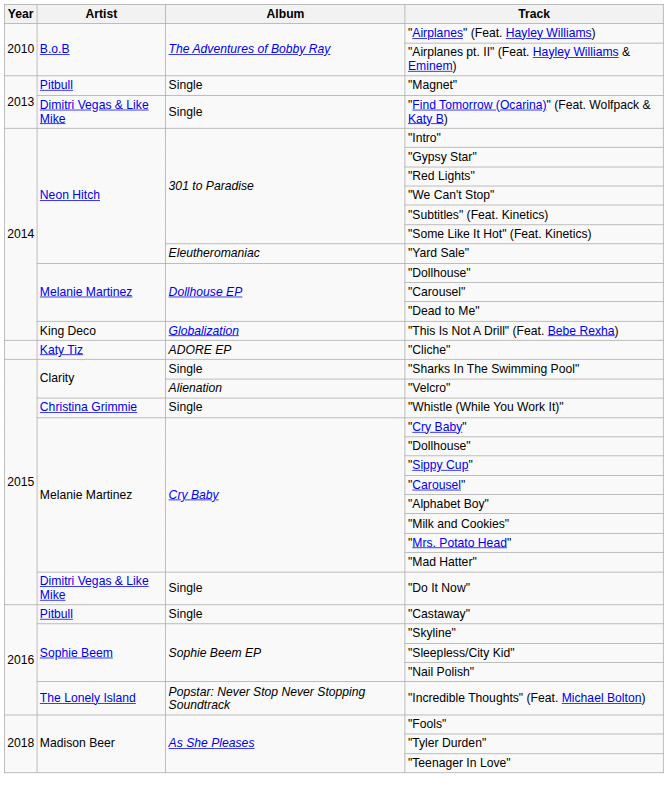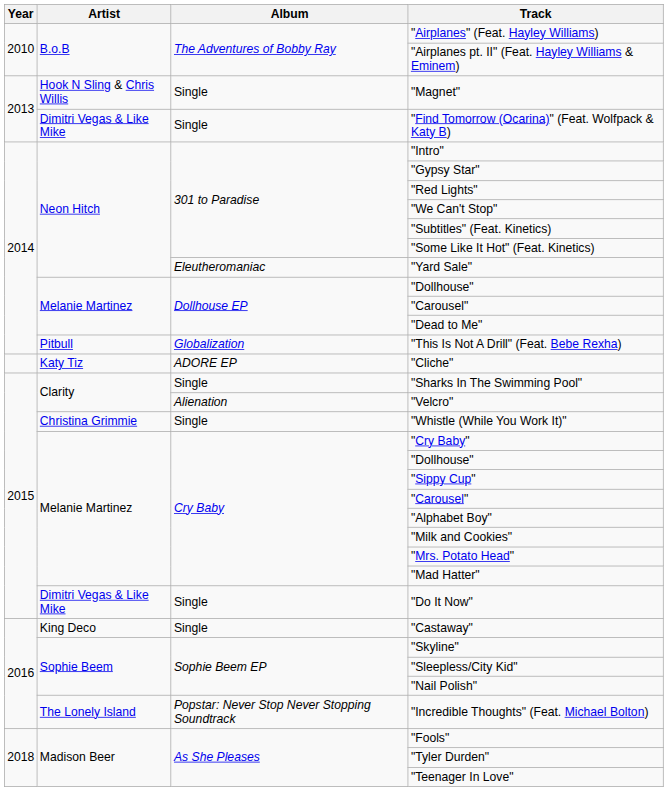(56, 85) Pitbull -> (97, 92) Hook N Sling & Chris Willis
(68, 330) King Deco -> (56, 344) Pitbull
(56, 614) Pitbull -> (68, 628) King Deco
